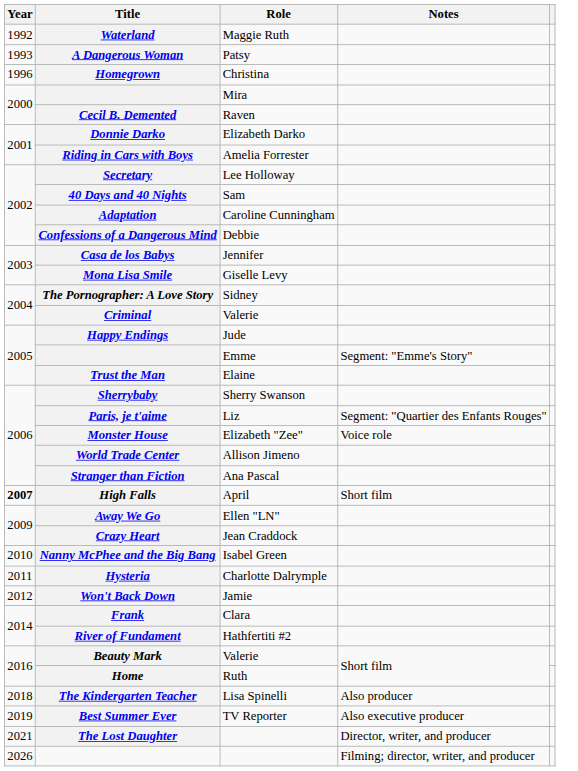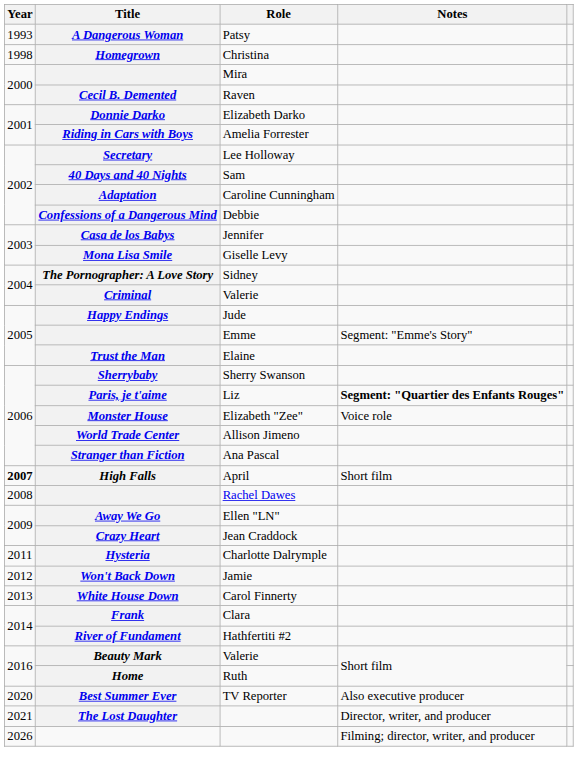- row: (128, 34)
(20, 74) 1996 -> (20, 54) 1998
(444, 415) normal -> (452, 395) bold
+ row: (128, 496)
- row: (128, 555)
+ row: (128, 595)
- row: (128, 696)
(20, 716) 2019 -> (20, 696) 2020
